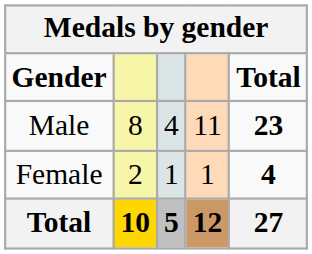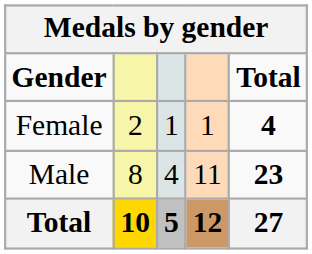rows swapped: (59, 125) <-> (59, 174)
